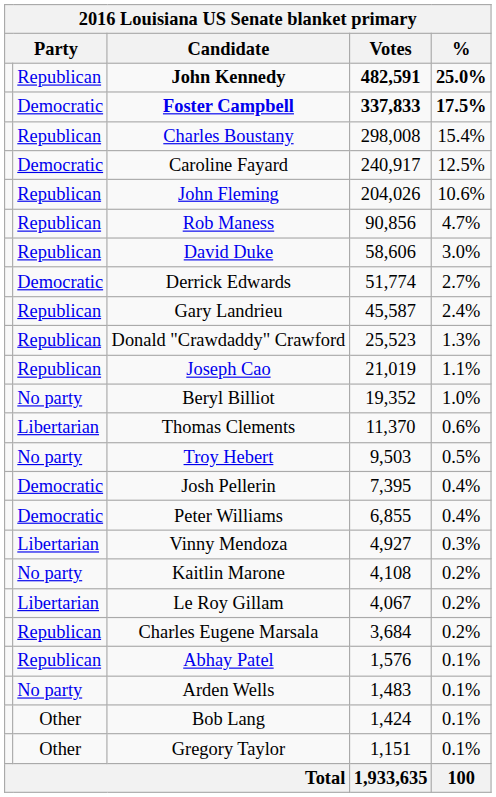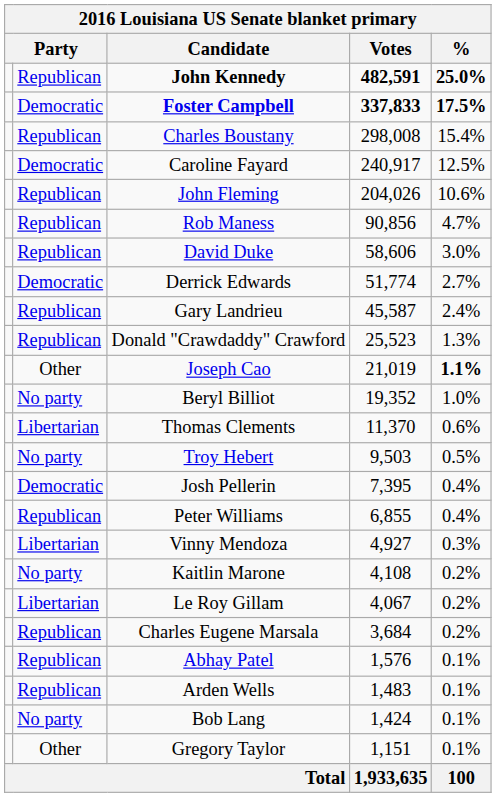(59, 369) Republican -> (60, 369) Other
(461, 369) normal -> (461, 369) bold
(60, 515) Democratic -> (59, 515) Republican
(50, 690) No party -> (59, 690) Republican
(60, 719) Other -> (50, 719) No party
